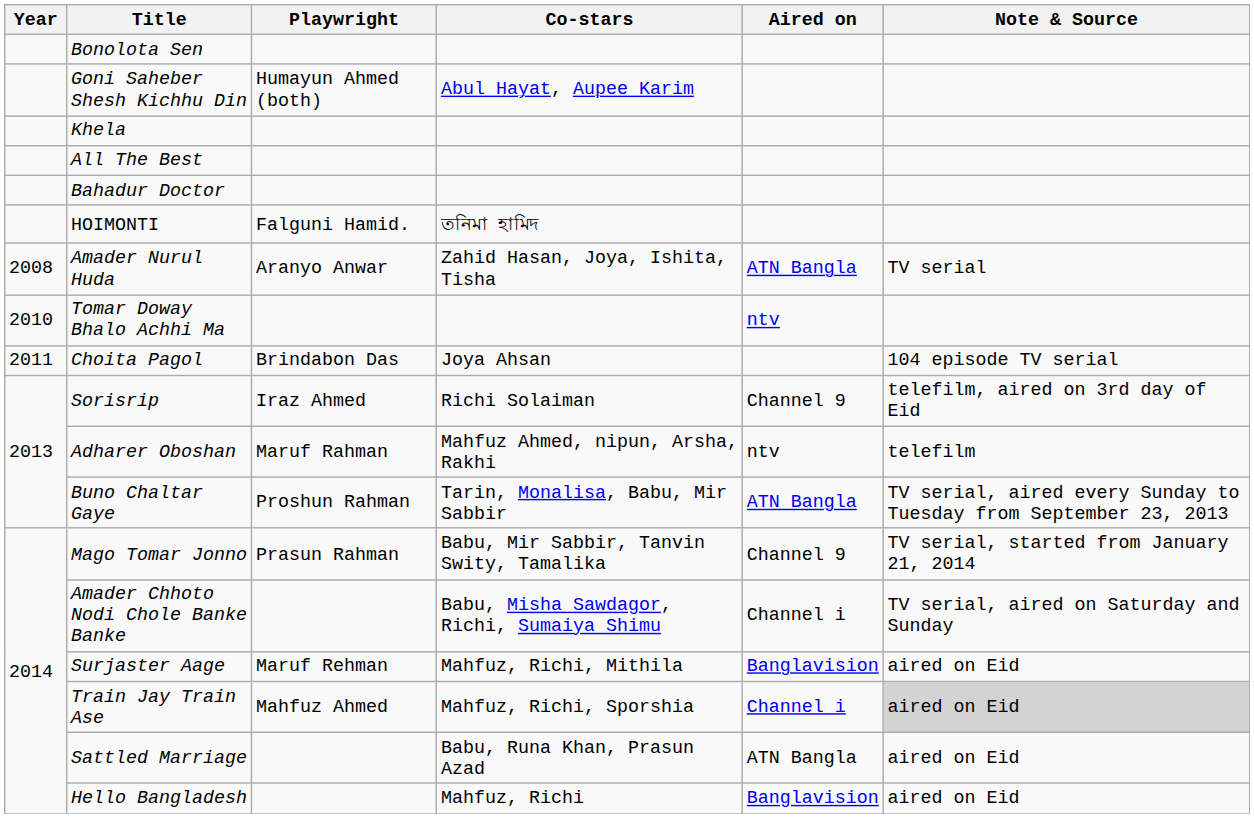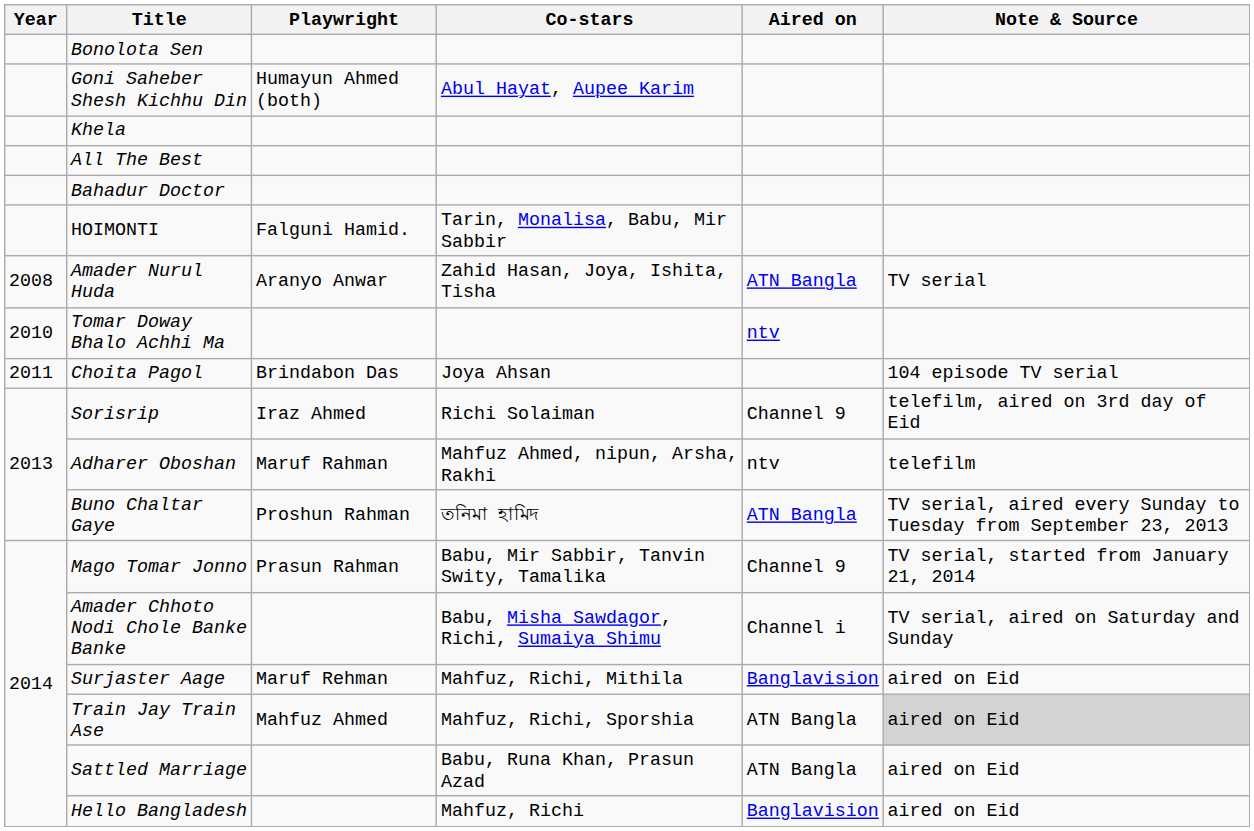(490, 224) তনিমা হামিদ -> (584, 231) Tarin, Monalisa, Babu, Mir Sabbir
(584, 503) Tarin, Monalisa, Babu, Mir Sabbir -> (490, 516) তনিমা হামিদ
(796, 707) Channel i -> (802, 720) ATN Bangla
